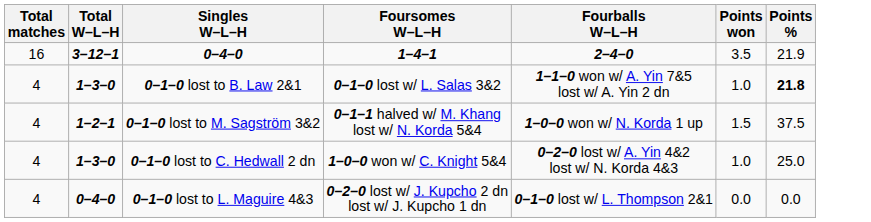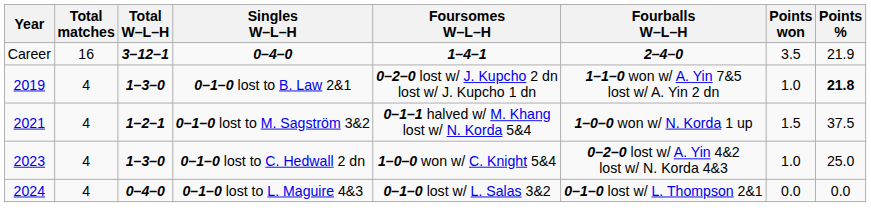+ column: (29, 24)
(417, 84) 0–1–0 lost w/ L. Salas 3&2 -> (467, 84) 0–2–0 lost w/ J. Kupcho 2 dn lost w/ J. Kupcho 1 dn
(417, 199) 0–2–0 lost w/ J. Kupcho 2 dn lost w/ J. Kupcho 1 dn -> (467, 191) 0–1–0 lost w/ L. Salas 3&2
